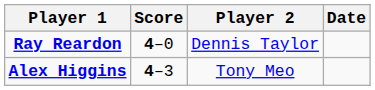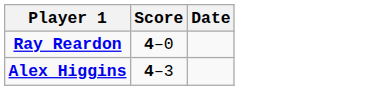- column: (255, 18)
